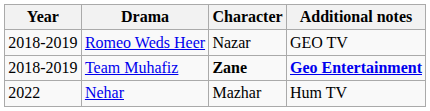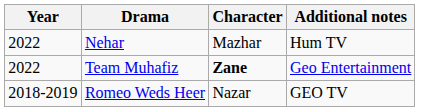rows swapped: (145, 42) <-> (104, 93)
(43, 67) 2018-2019 -> (24, 67) 2022
(356, 67) bold -> (351, 67) normal
